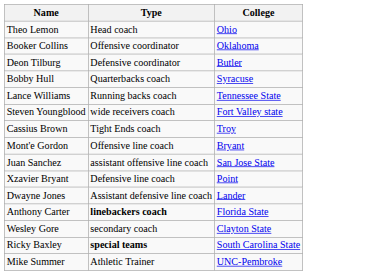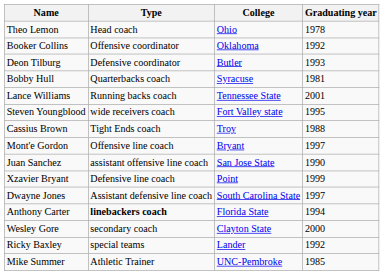+ column: (341, 13)
(231, 196) Lander -> (258, 196) South Carolina State
(119, 245) bold -> (117, 245) normal
(258, 245) South Carolina State -> (231, 245) Lander
